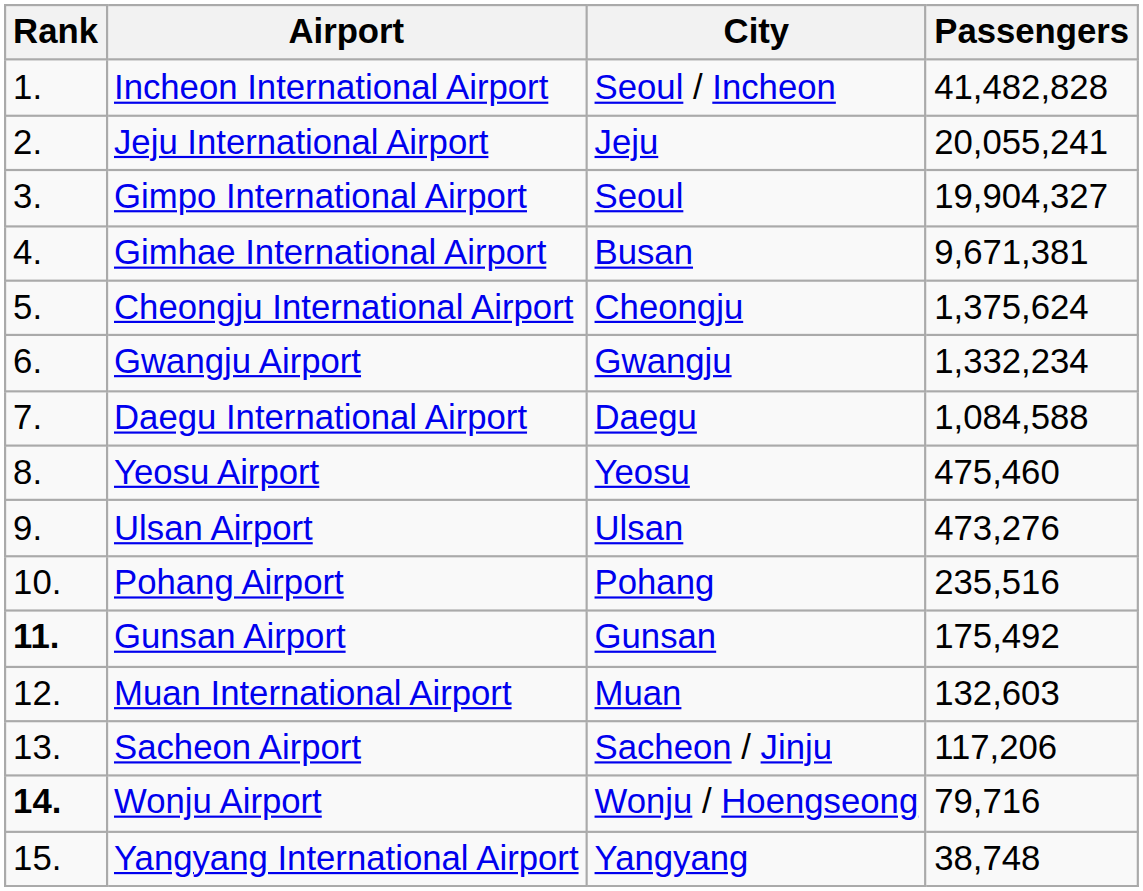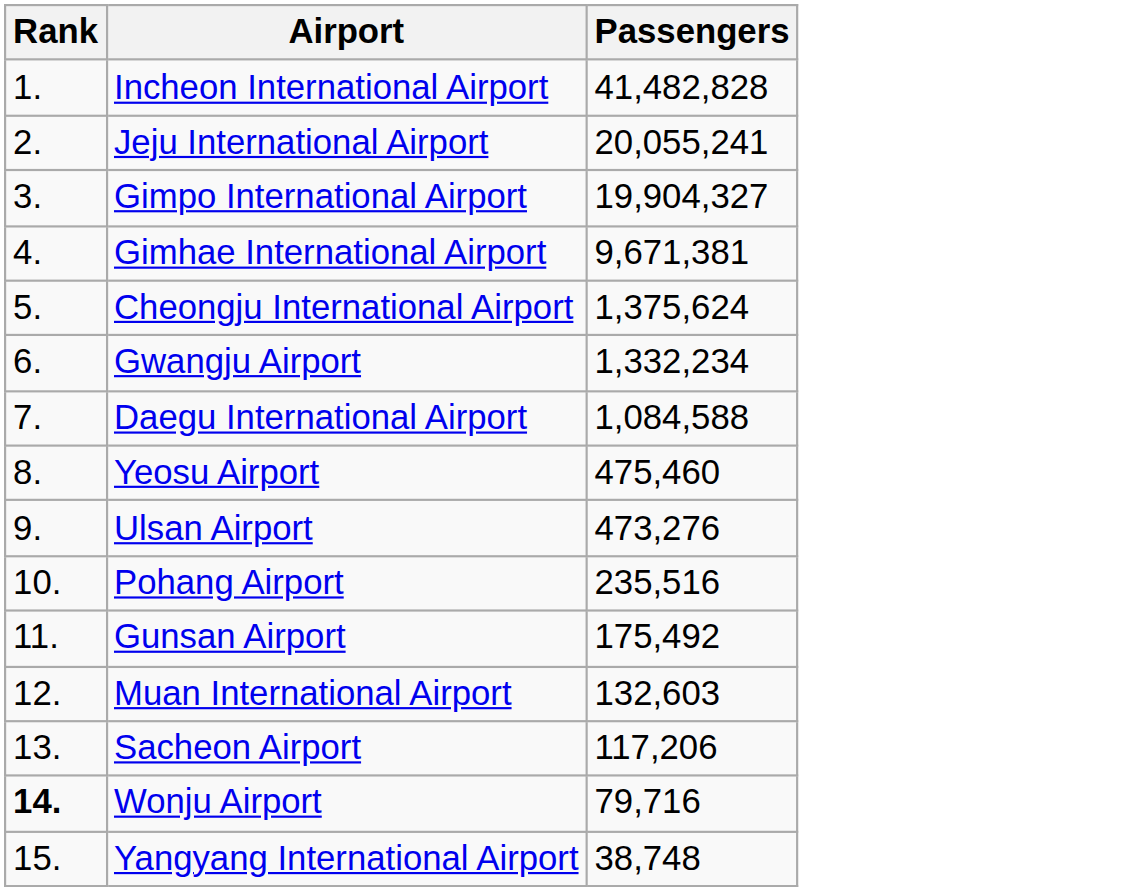- column: (756, 32)
(36, 637) bold -> (36, 637) normal
